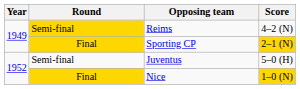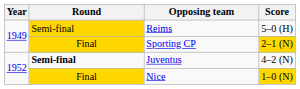(277, 28) 4–2 (N) -> (277, 28) 5–0 (H)
(53, 60) normal -> (54, 60) bold
(277, 60) 5–0 (H) -> (277, 60) 4–2 (N)
